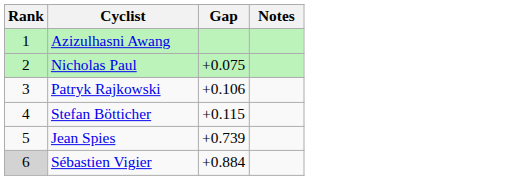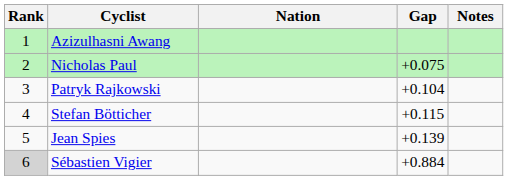+ column: (298, 16)
(224, 89) +0.106 -> (423, 89) +0.104
(224, 138) +0.739 -> (423, 138) +0.139
